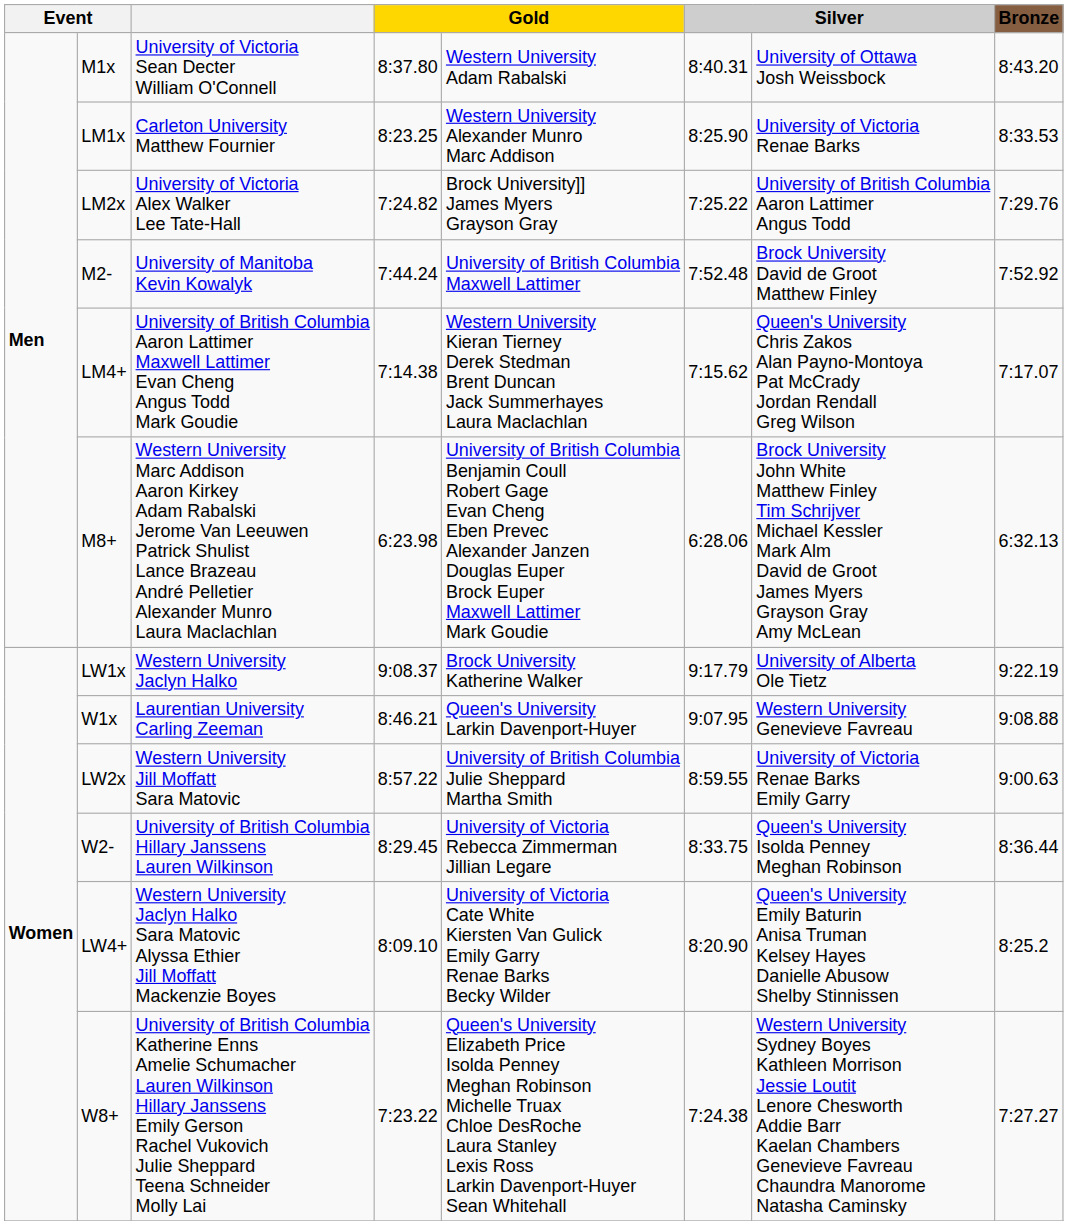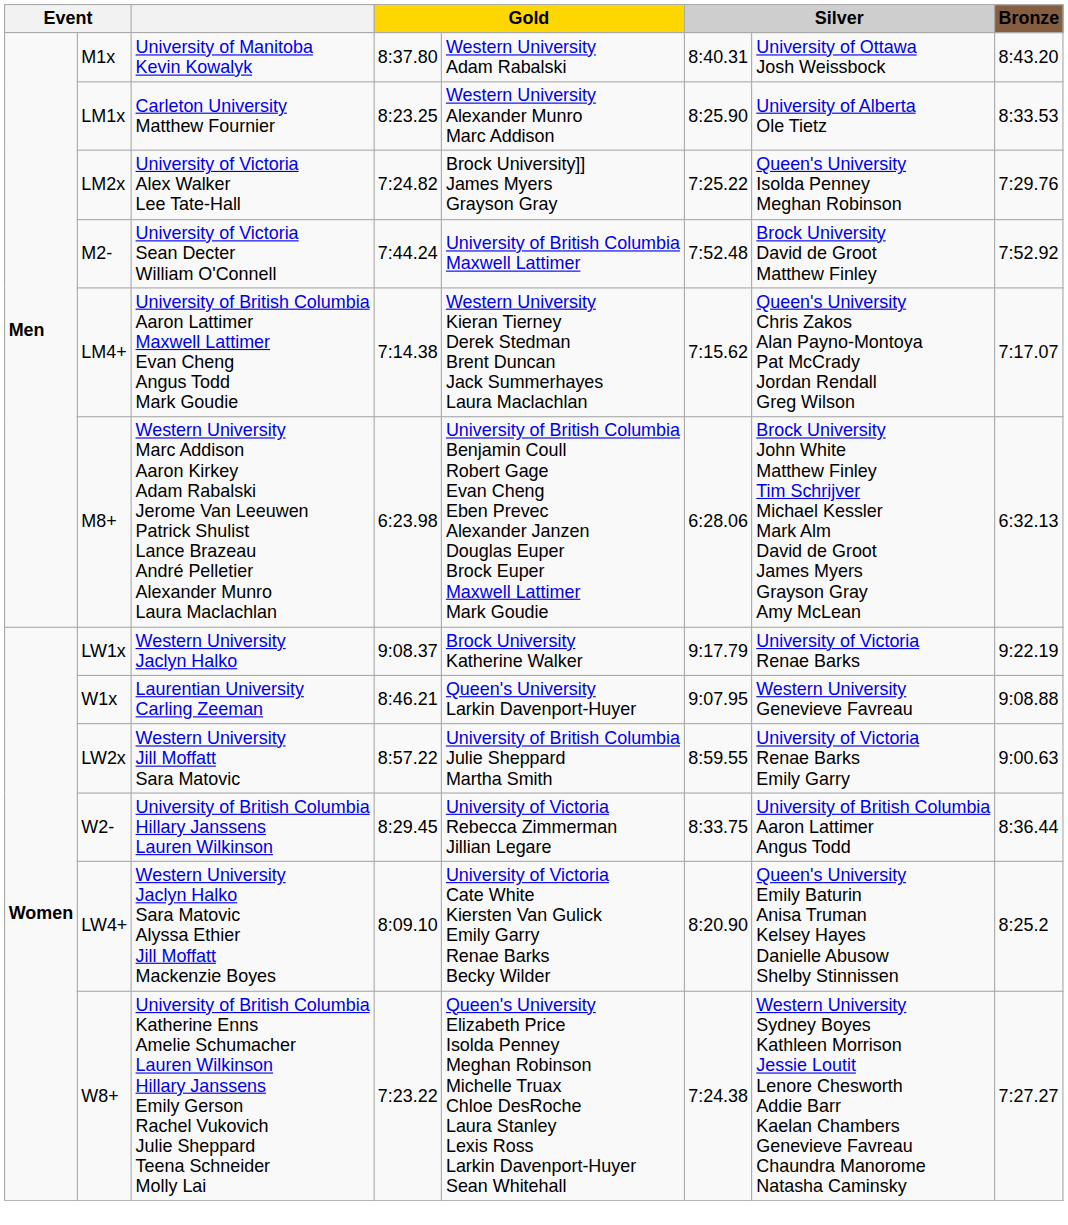(217, 67) University of Victoria Sean Decter William O'Connell -> (224, 57) University of Manitoba Kevin Kowalyk
(838, 136) University of Victoria Renae Barks -> (836, 115) University of Alberta Ole Tietz
(873, 204) University of British Columbia Aaron Lattimer Angus Todd -> (831, 184) Queen's University Isolda Penney Meghan Robinson
(224, 273) University of Manitoba Kevin Kowalyk -> (217, 253) University of Victoria Sean Decter William O'Connell
(836, 671) University of Alberta Ole Tietz -> (838, 651) University of Victoria Renae Barks
(831, 847) Queen's University Isolda Penney Meghan Robinson -> (873, 827) University of British Columbia Aaron Lattimer Angus Todd
